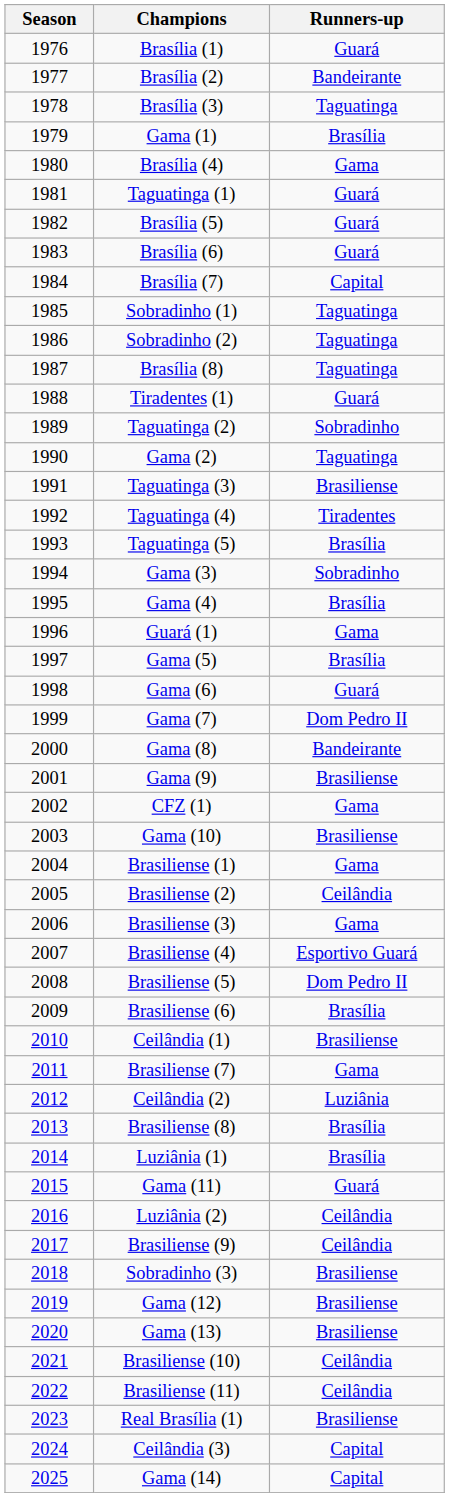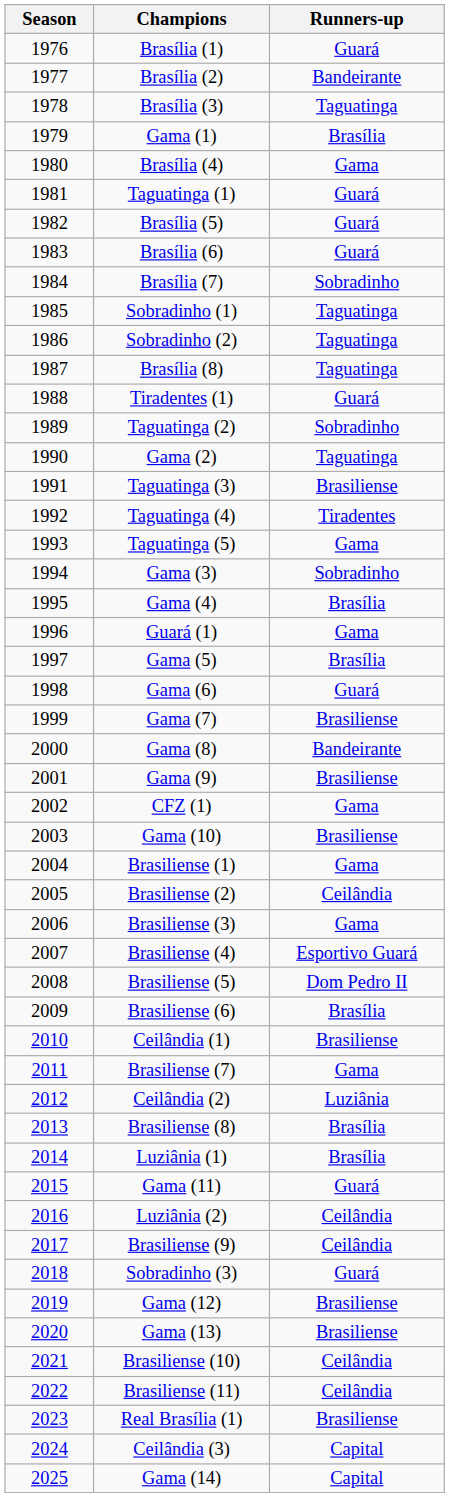(357, 281) Capital -> (357, 281) Sobradinho
(357, 544) Brasília -> (357, 544) Gama
(357, 719) Dom Pedro II -> (357, 719) Brasiliense
(357, 1273) Brasiliense -> (357, 1273) Guará
